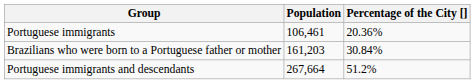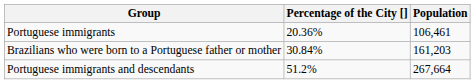columns swapped: (314, 13) <-> (407, 13)
